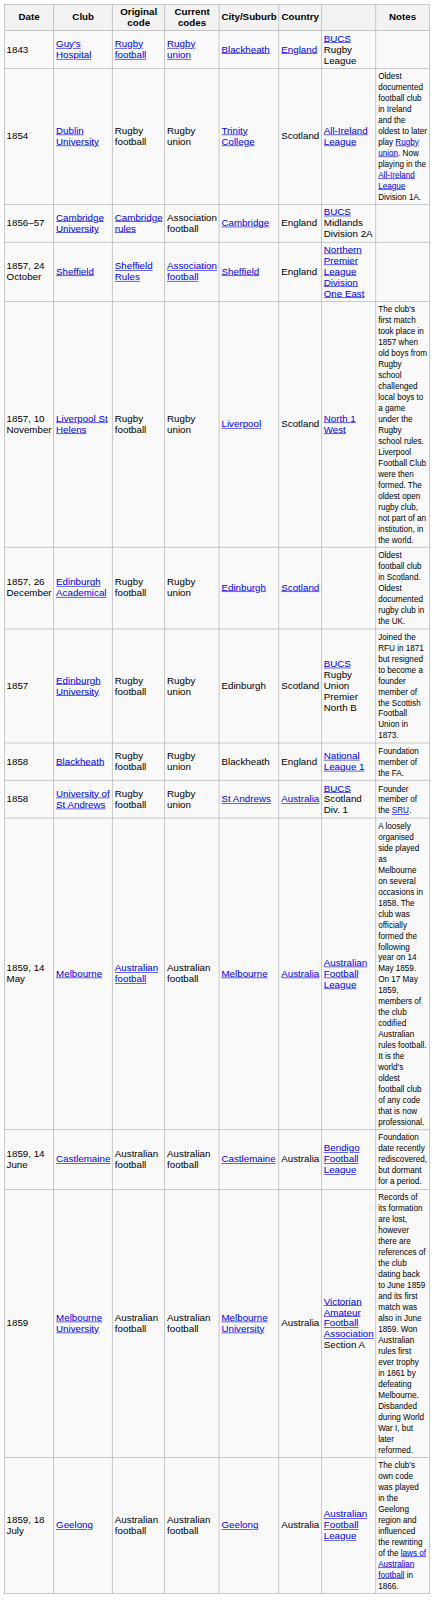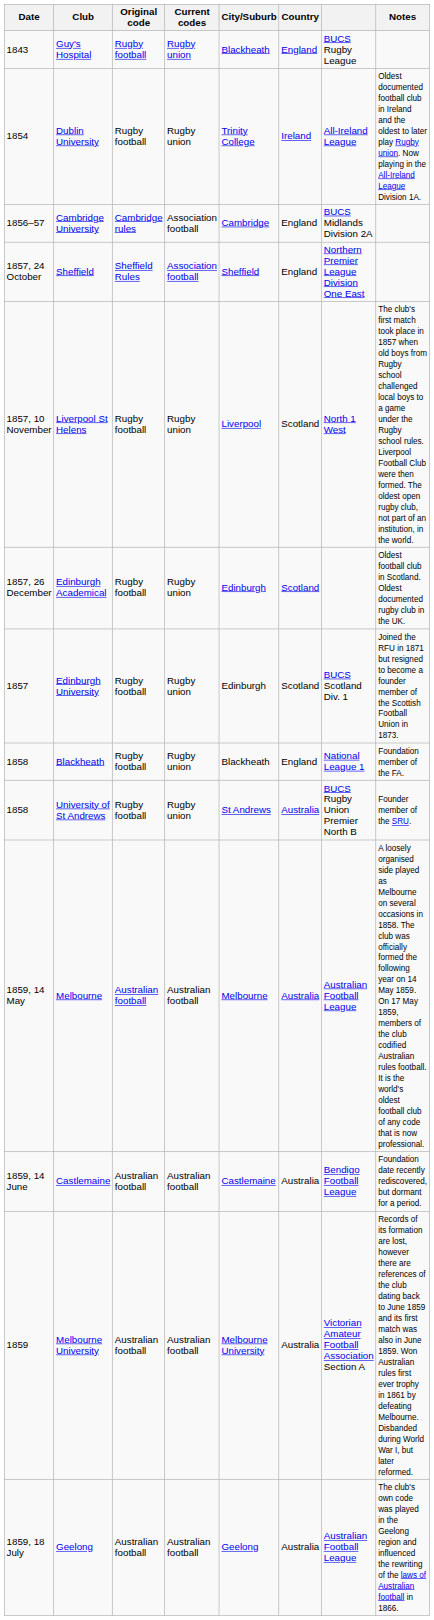(300, 136) Scotland -> (296, 136) Ireland
(341, 686) BUCS Rugby Union Premier North B -> (343, 686) BUCS Scotland Div. 1
(343, 799) BUCS Scotland Div. 1 -> (341, 810) BUCS Rugby Union Premier North B
